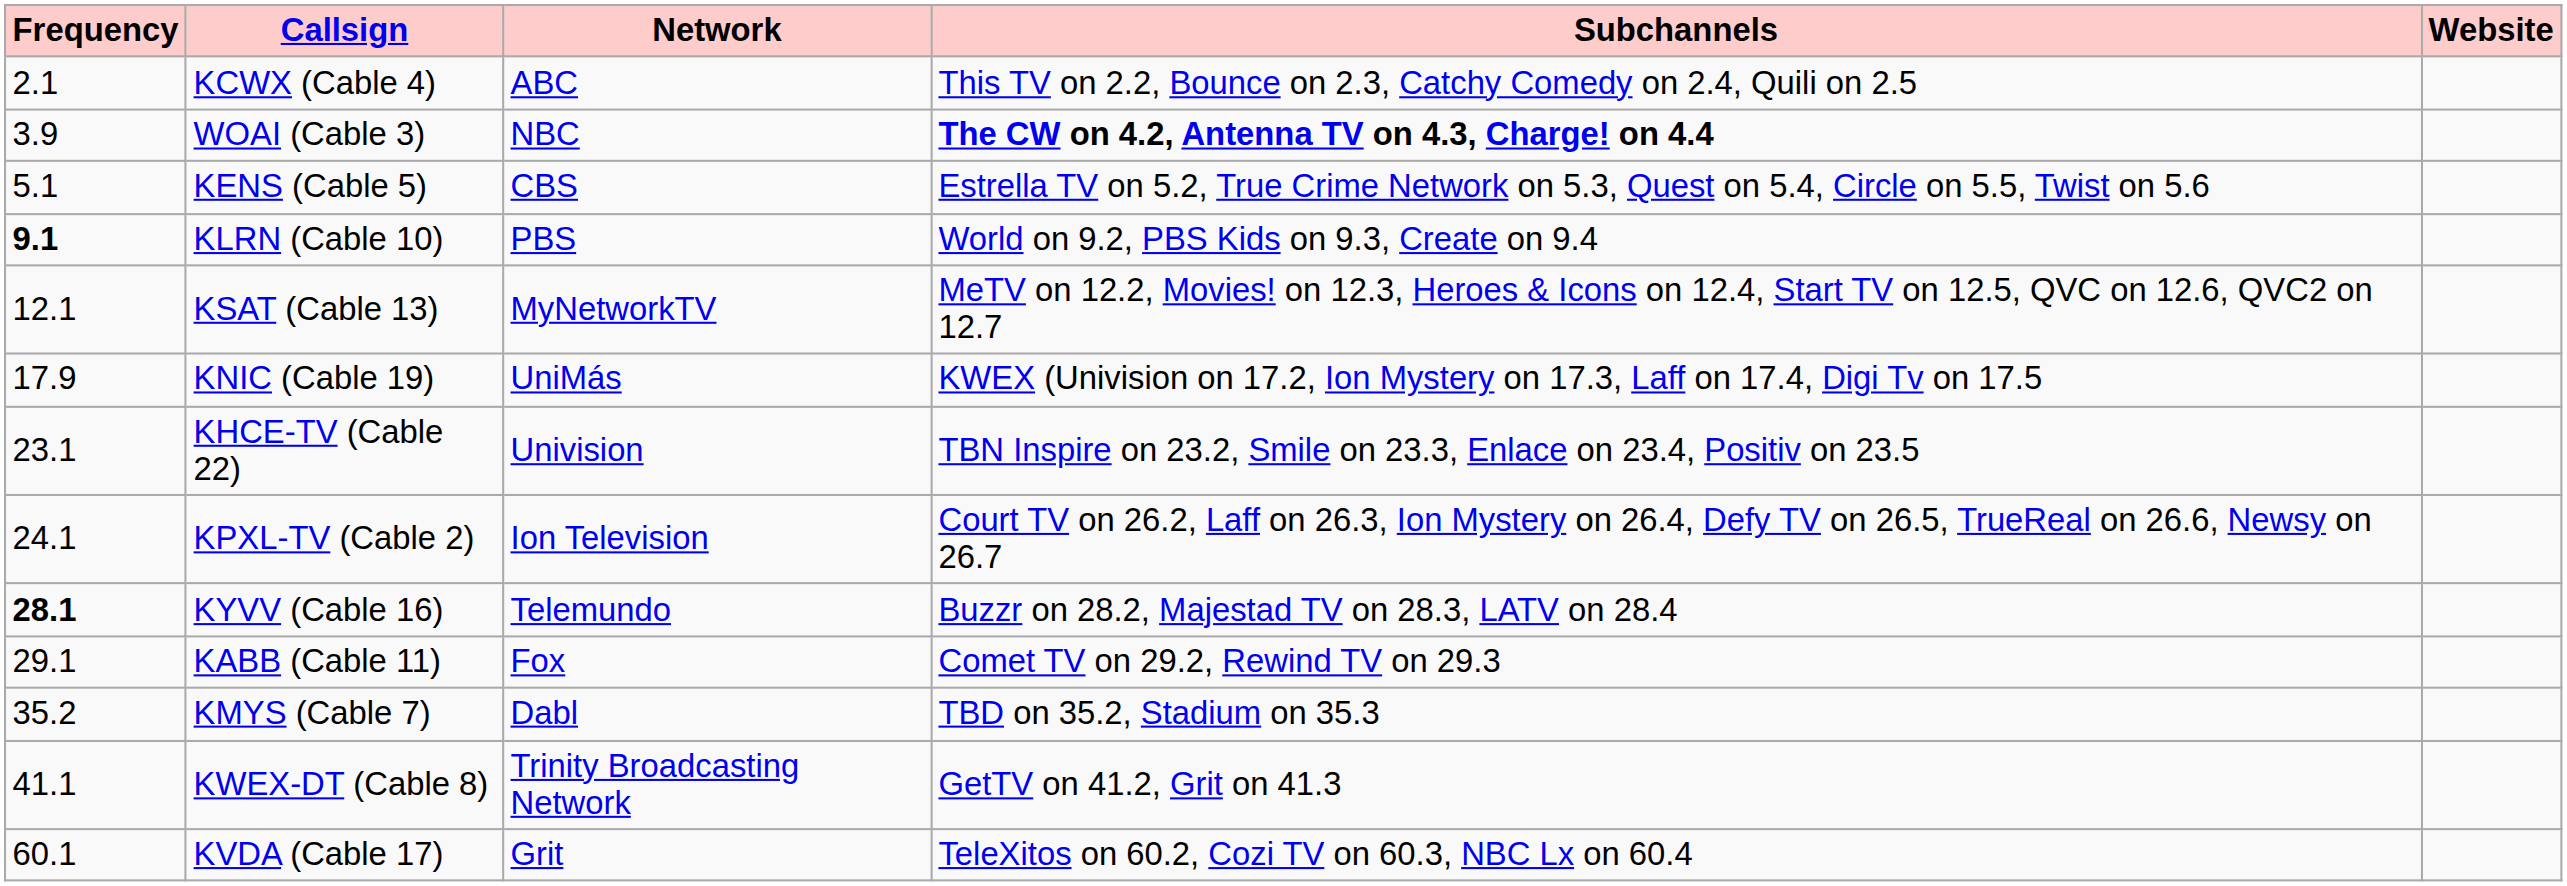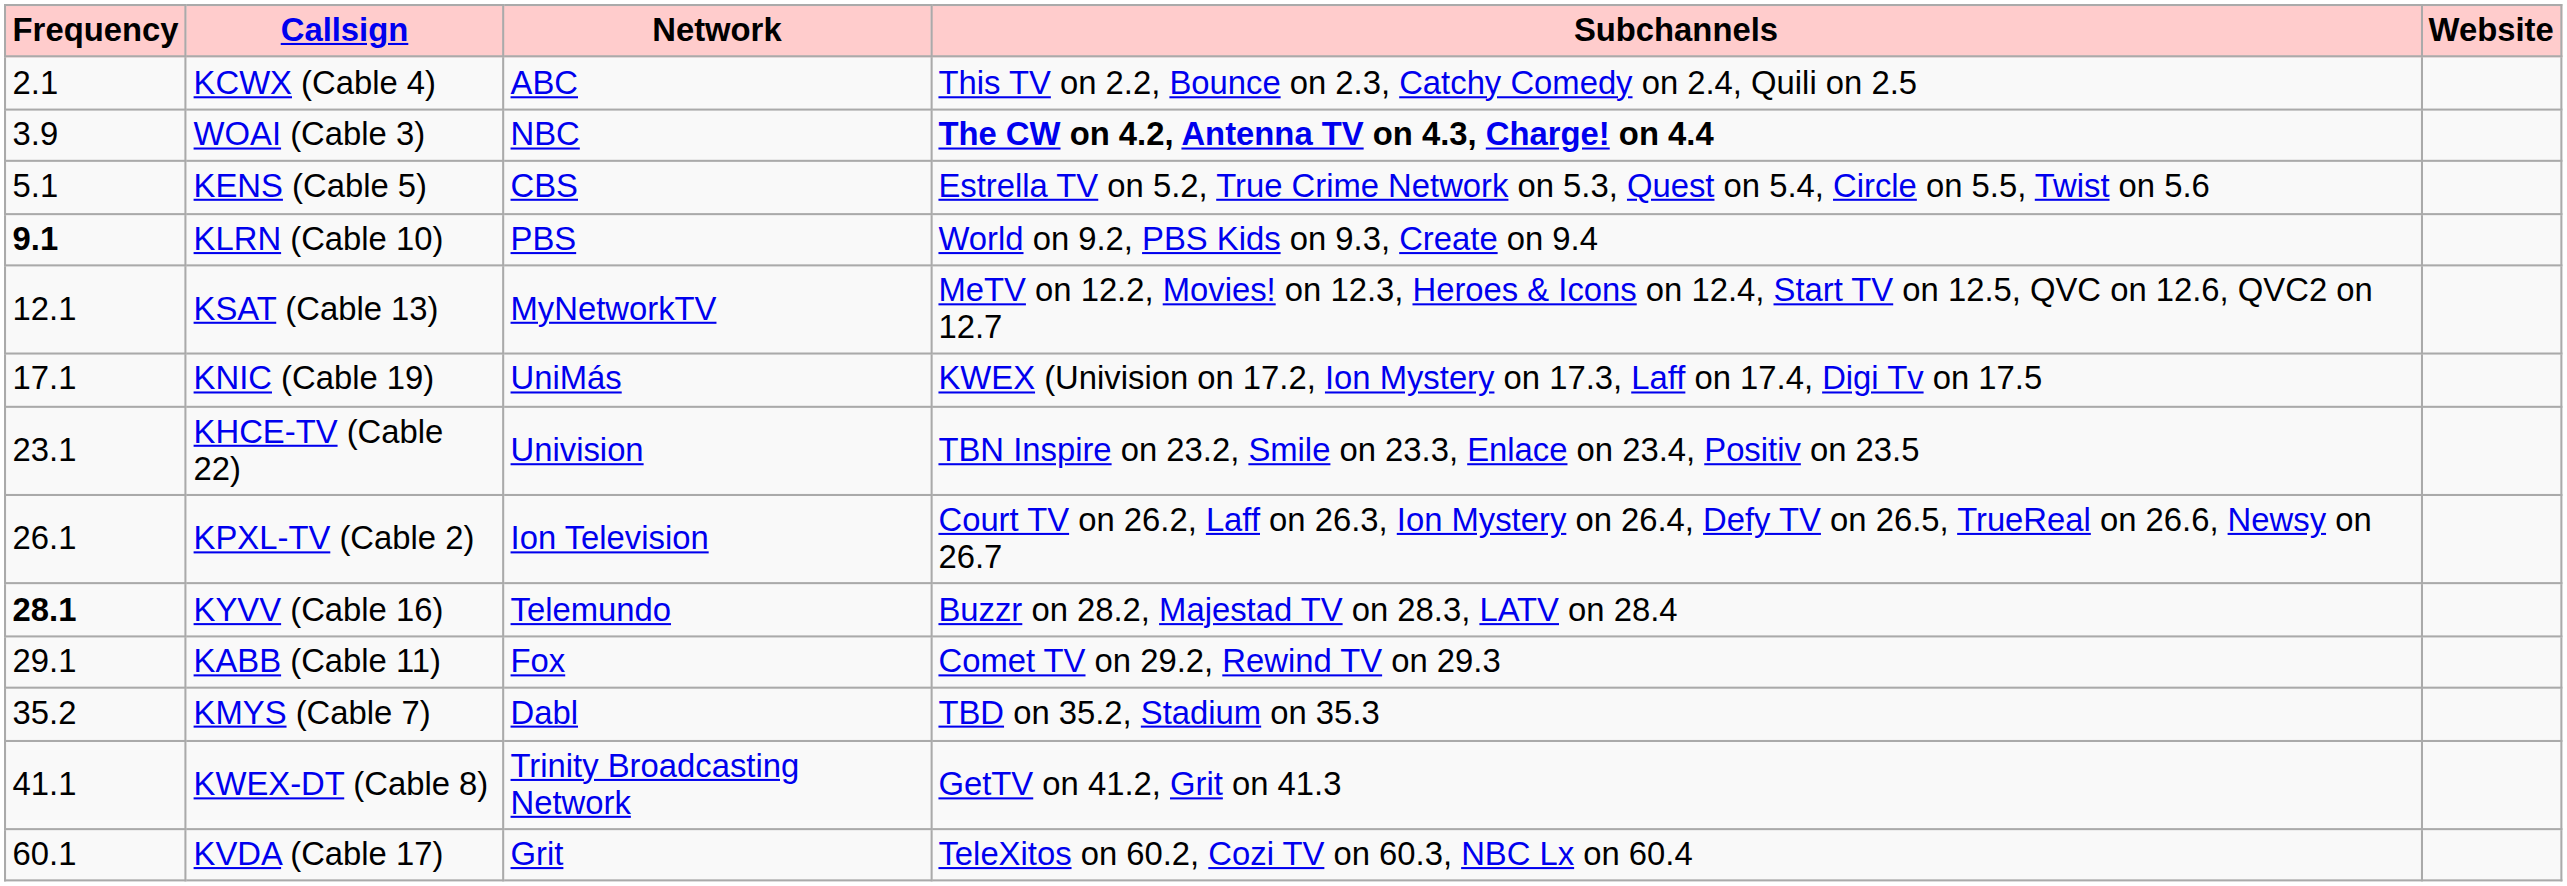(45, 379) 17.9 -> (45, 379) 17.1
(45, 538) 24.1 -> (45, 538) 26.1
